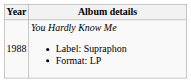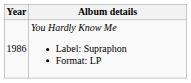(17, 49) 1988 -> (17, 49) 1986
